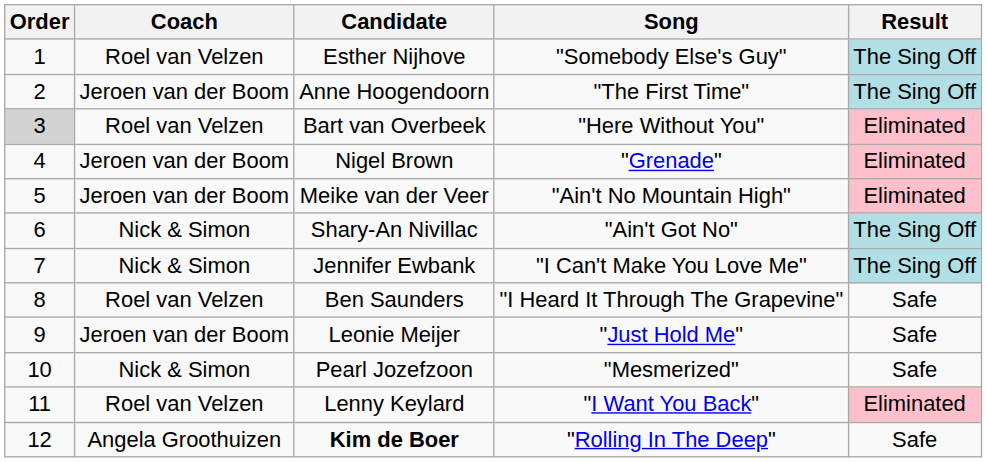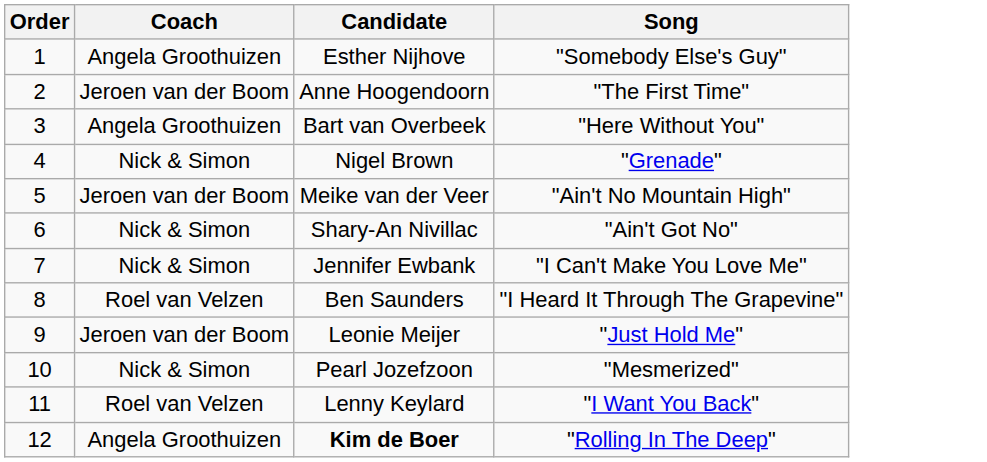- column: (915, 21)
(184, 56) Roel van Velzen -> (184, 56) Angela Groothuizen
(40, 126) lightgrey background -> (40, 126) no background
(184, 126) Roel van Velzen -> (184, 126) Angela Groothuizen
(184, 160) Jeroen van der Boom -> (184, 160) Nick & Simon
